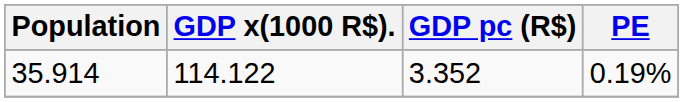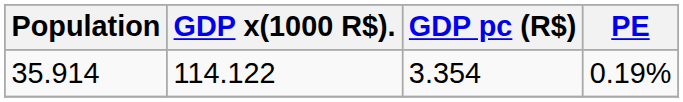(445, 73) 3.352 -> (445, 73) 3.354
